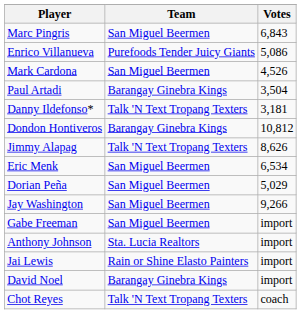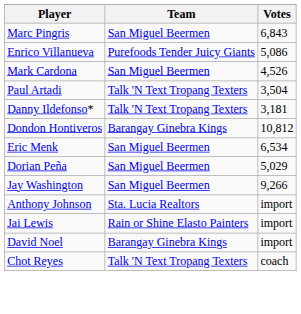(167, 90) Barangay Ginebra Kings -> (178, 90) Talk 'N Text Tropang Texters
- row: (42, 147)
- row: (42, 223)
